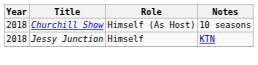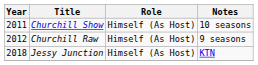(17, 25) 2018 -> (17, 25) 2011
+ row: (65, 39)
(126, 39) Himself -> (151, 53) Himself (As Host)
